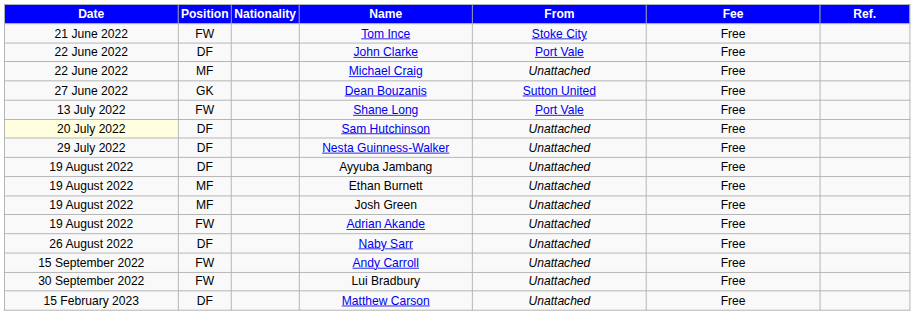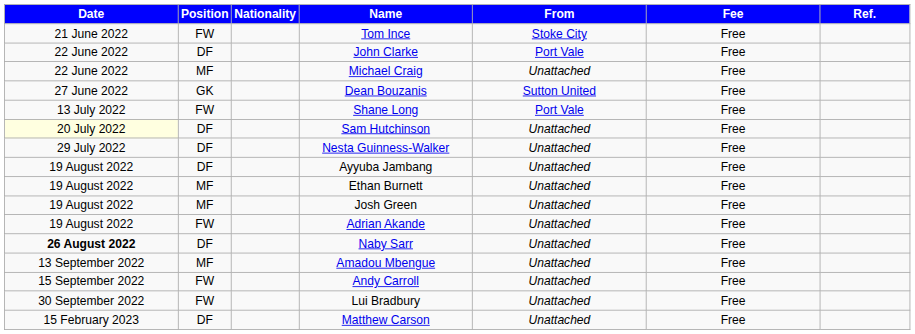(91, 244) normal -> (91, 244) bold
+ row: (386, 263)
